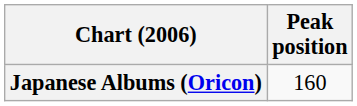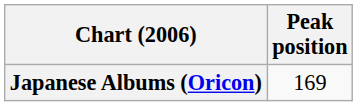(310, 82) 160 -> (310, 82) 169
